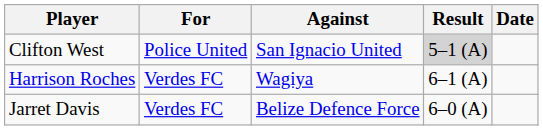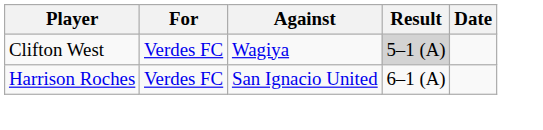(196, 49) Police United -> (184, 49) Verdes FC
(329, 49) San Ignacio United -> (261, 49) Wagiya
(285, 79) Wagiya -> (305, 79) San Ignacio United
- row: (54, 109)
